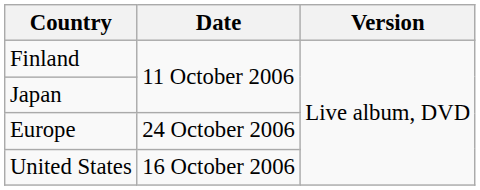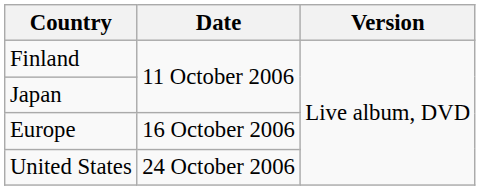(219, 130) 24 October 2006 -> (219, 130) 16 October 2006
(219, 166) 16 October 2006 -> (219, 166) 24 October 2006
